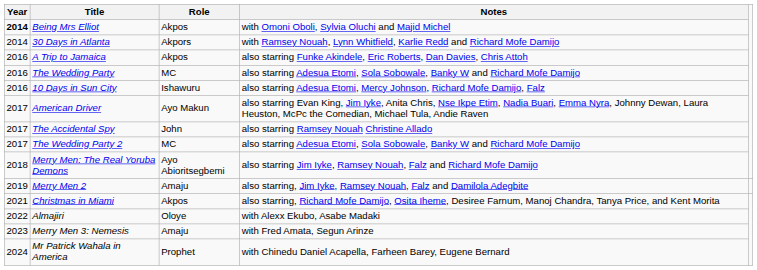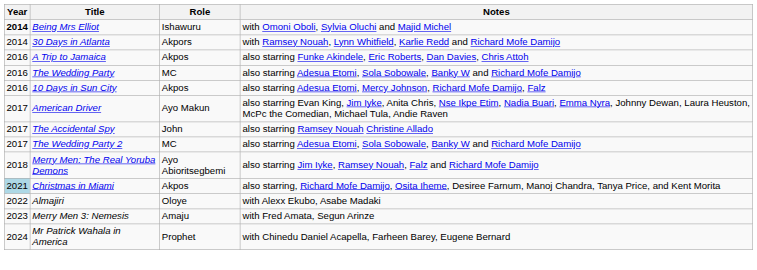(175, 27) Akpos -> (181, 27) Ishawuru
(181, 88) Ishawuru -> (175, 88) Akpos
- row: (59, 185)
(17, 201) no background -> (17, 185) lightblue background
